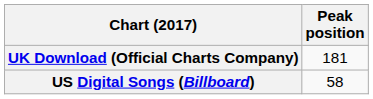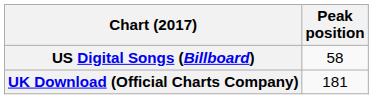rows swapped: (153, 57) <-> (153, 81)
